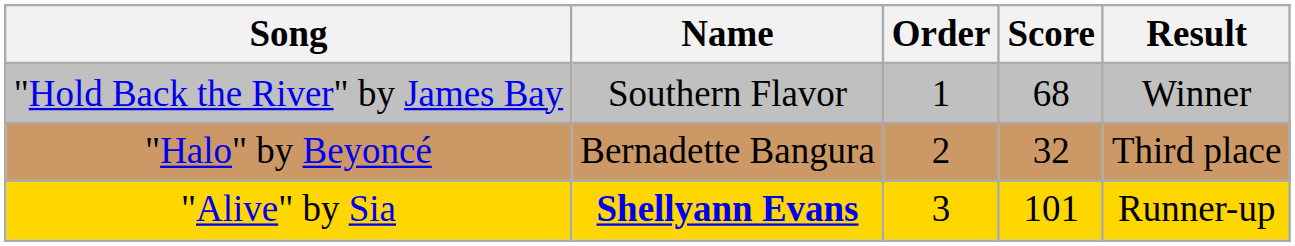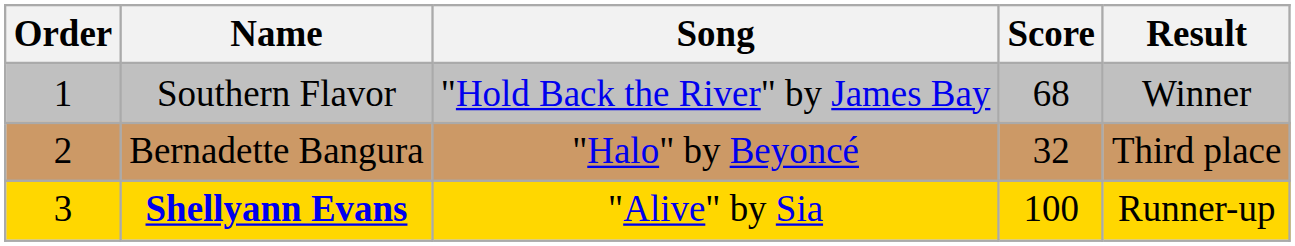columns swapped: (941, 33) <-> (288, 33)
(1051, 209) 101 -> (1051, 209) 100
